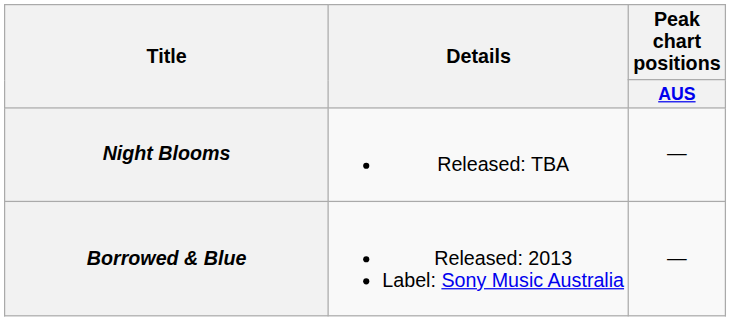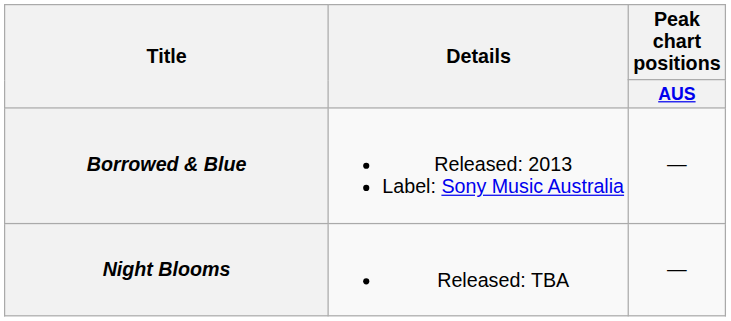rows swapped: (167, 258) <-> (167, 154)
